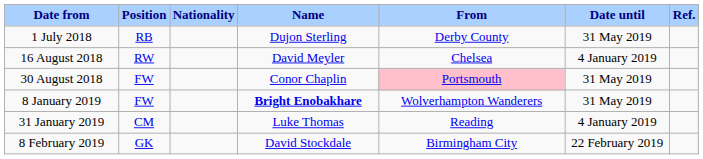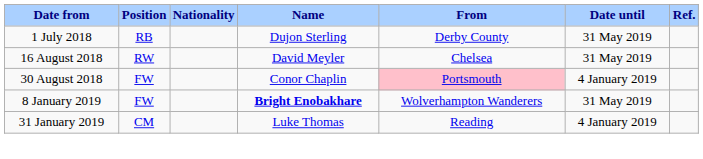(617, 58) 4 January 2019 -> (617, 58) 31 May 2019
(617, 79) 31 May 2019 -> (617, 79) 4 January 2019
- row: (61, 143)
